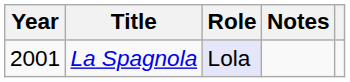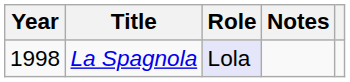(35, 58) 2001 -> (35, 58) 1998
